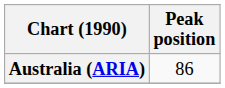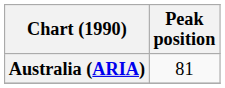(184, 68) 86 -> (184, 68) 81
